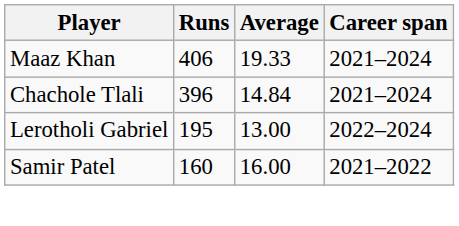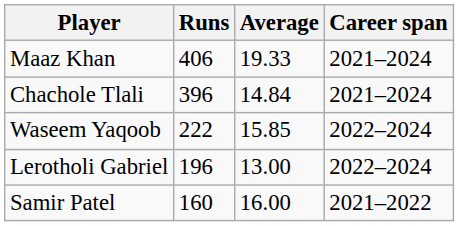+ row: (85, 130)
(196, 130) 195 -> (196, 166) 196
